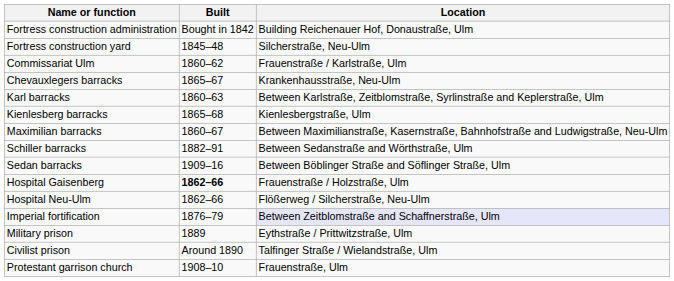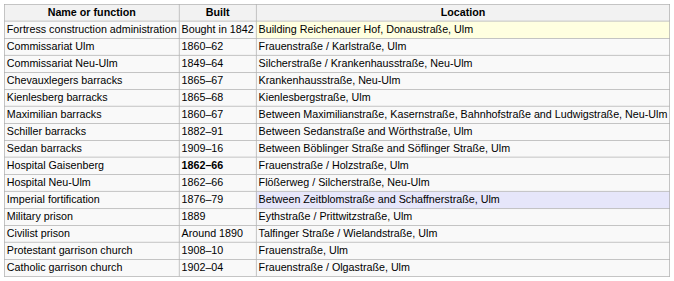(366, 30) no background -> (366, 30) lightyellow background
- row: (69, 47)
+ row: (62, 64)
- row: (38, 98)
+ row: (65, 268)
